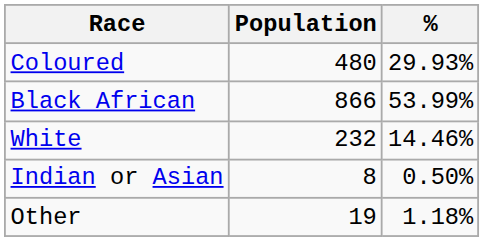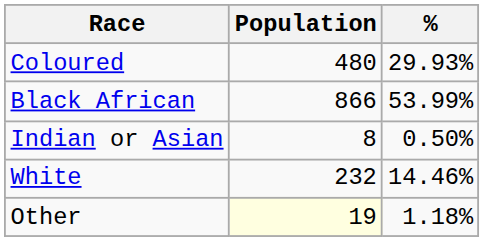rows swapped: (46, 140) <-> (117, 178)
(363, 217) no background -> (363, 217) lightyellow background
